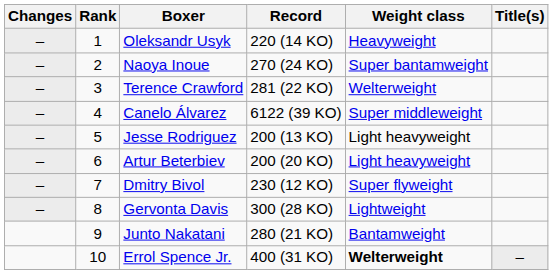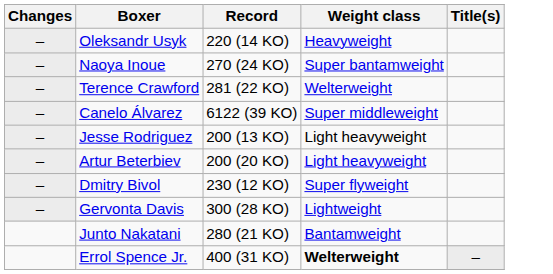- column: (98, 16)
